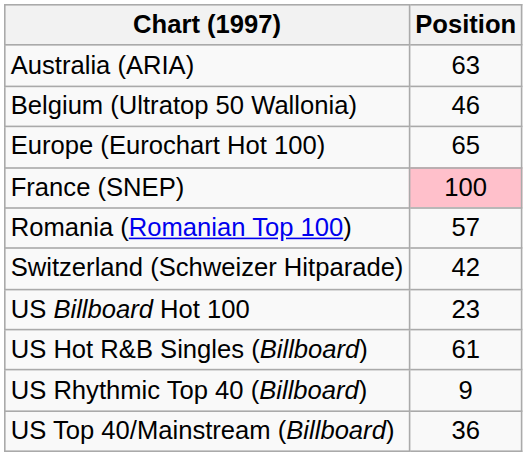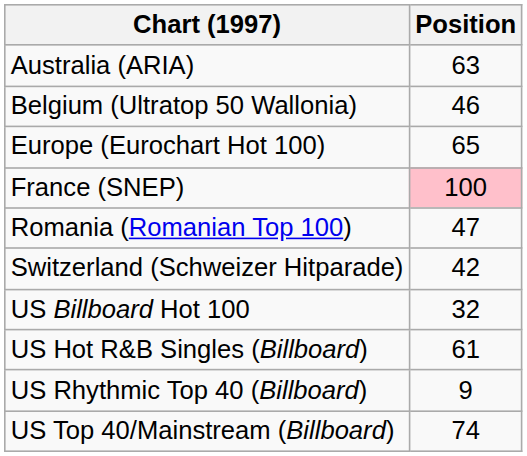(466, 227) 57 -> (466, 227) 47
(466, 308) 23 -> (466, 308) 32
(466, 430) 36 -> (466, 430) 74
